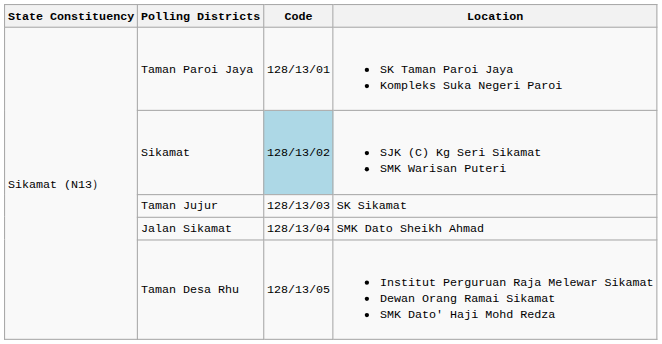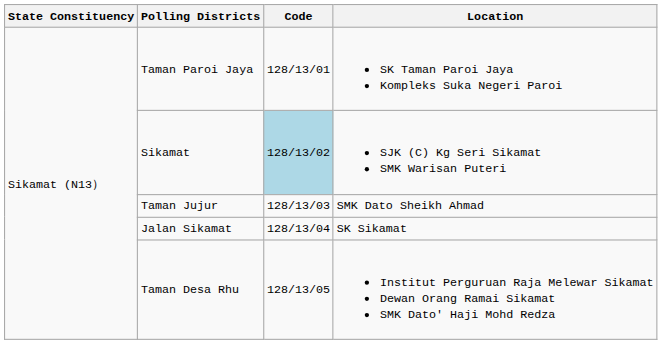(372, 206) SK Sikamat -> (410, 206) SMK Dato Sheikh Ahmad
(410, 229) SMK Dato Sheikh Ahmad -> (372, 229) SK Sikamat
